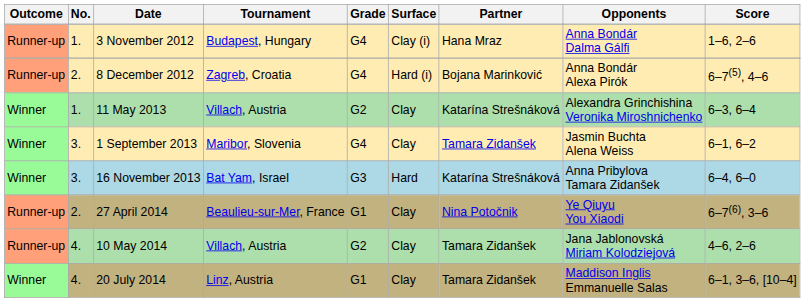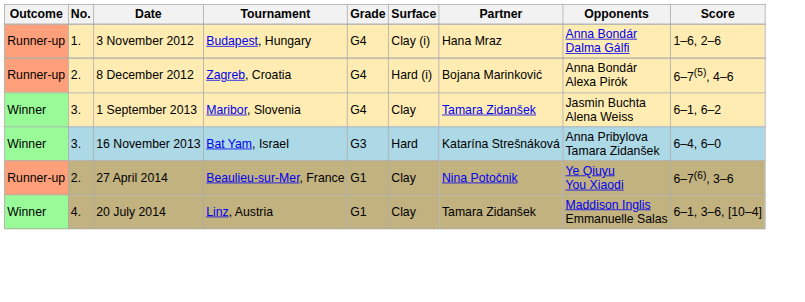- row: (131, 109)
- row: (132, 245)
